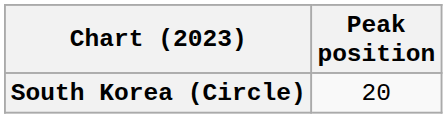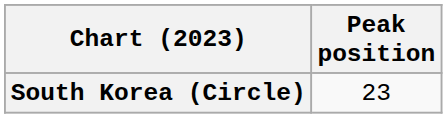(376, 93) 20 -> (376, 93) 23
